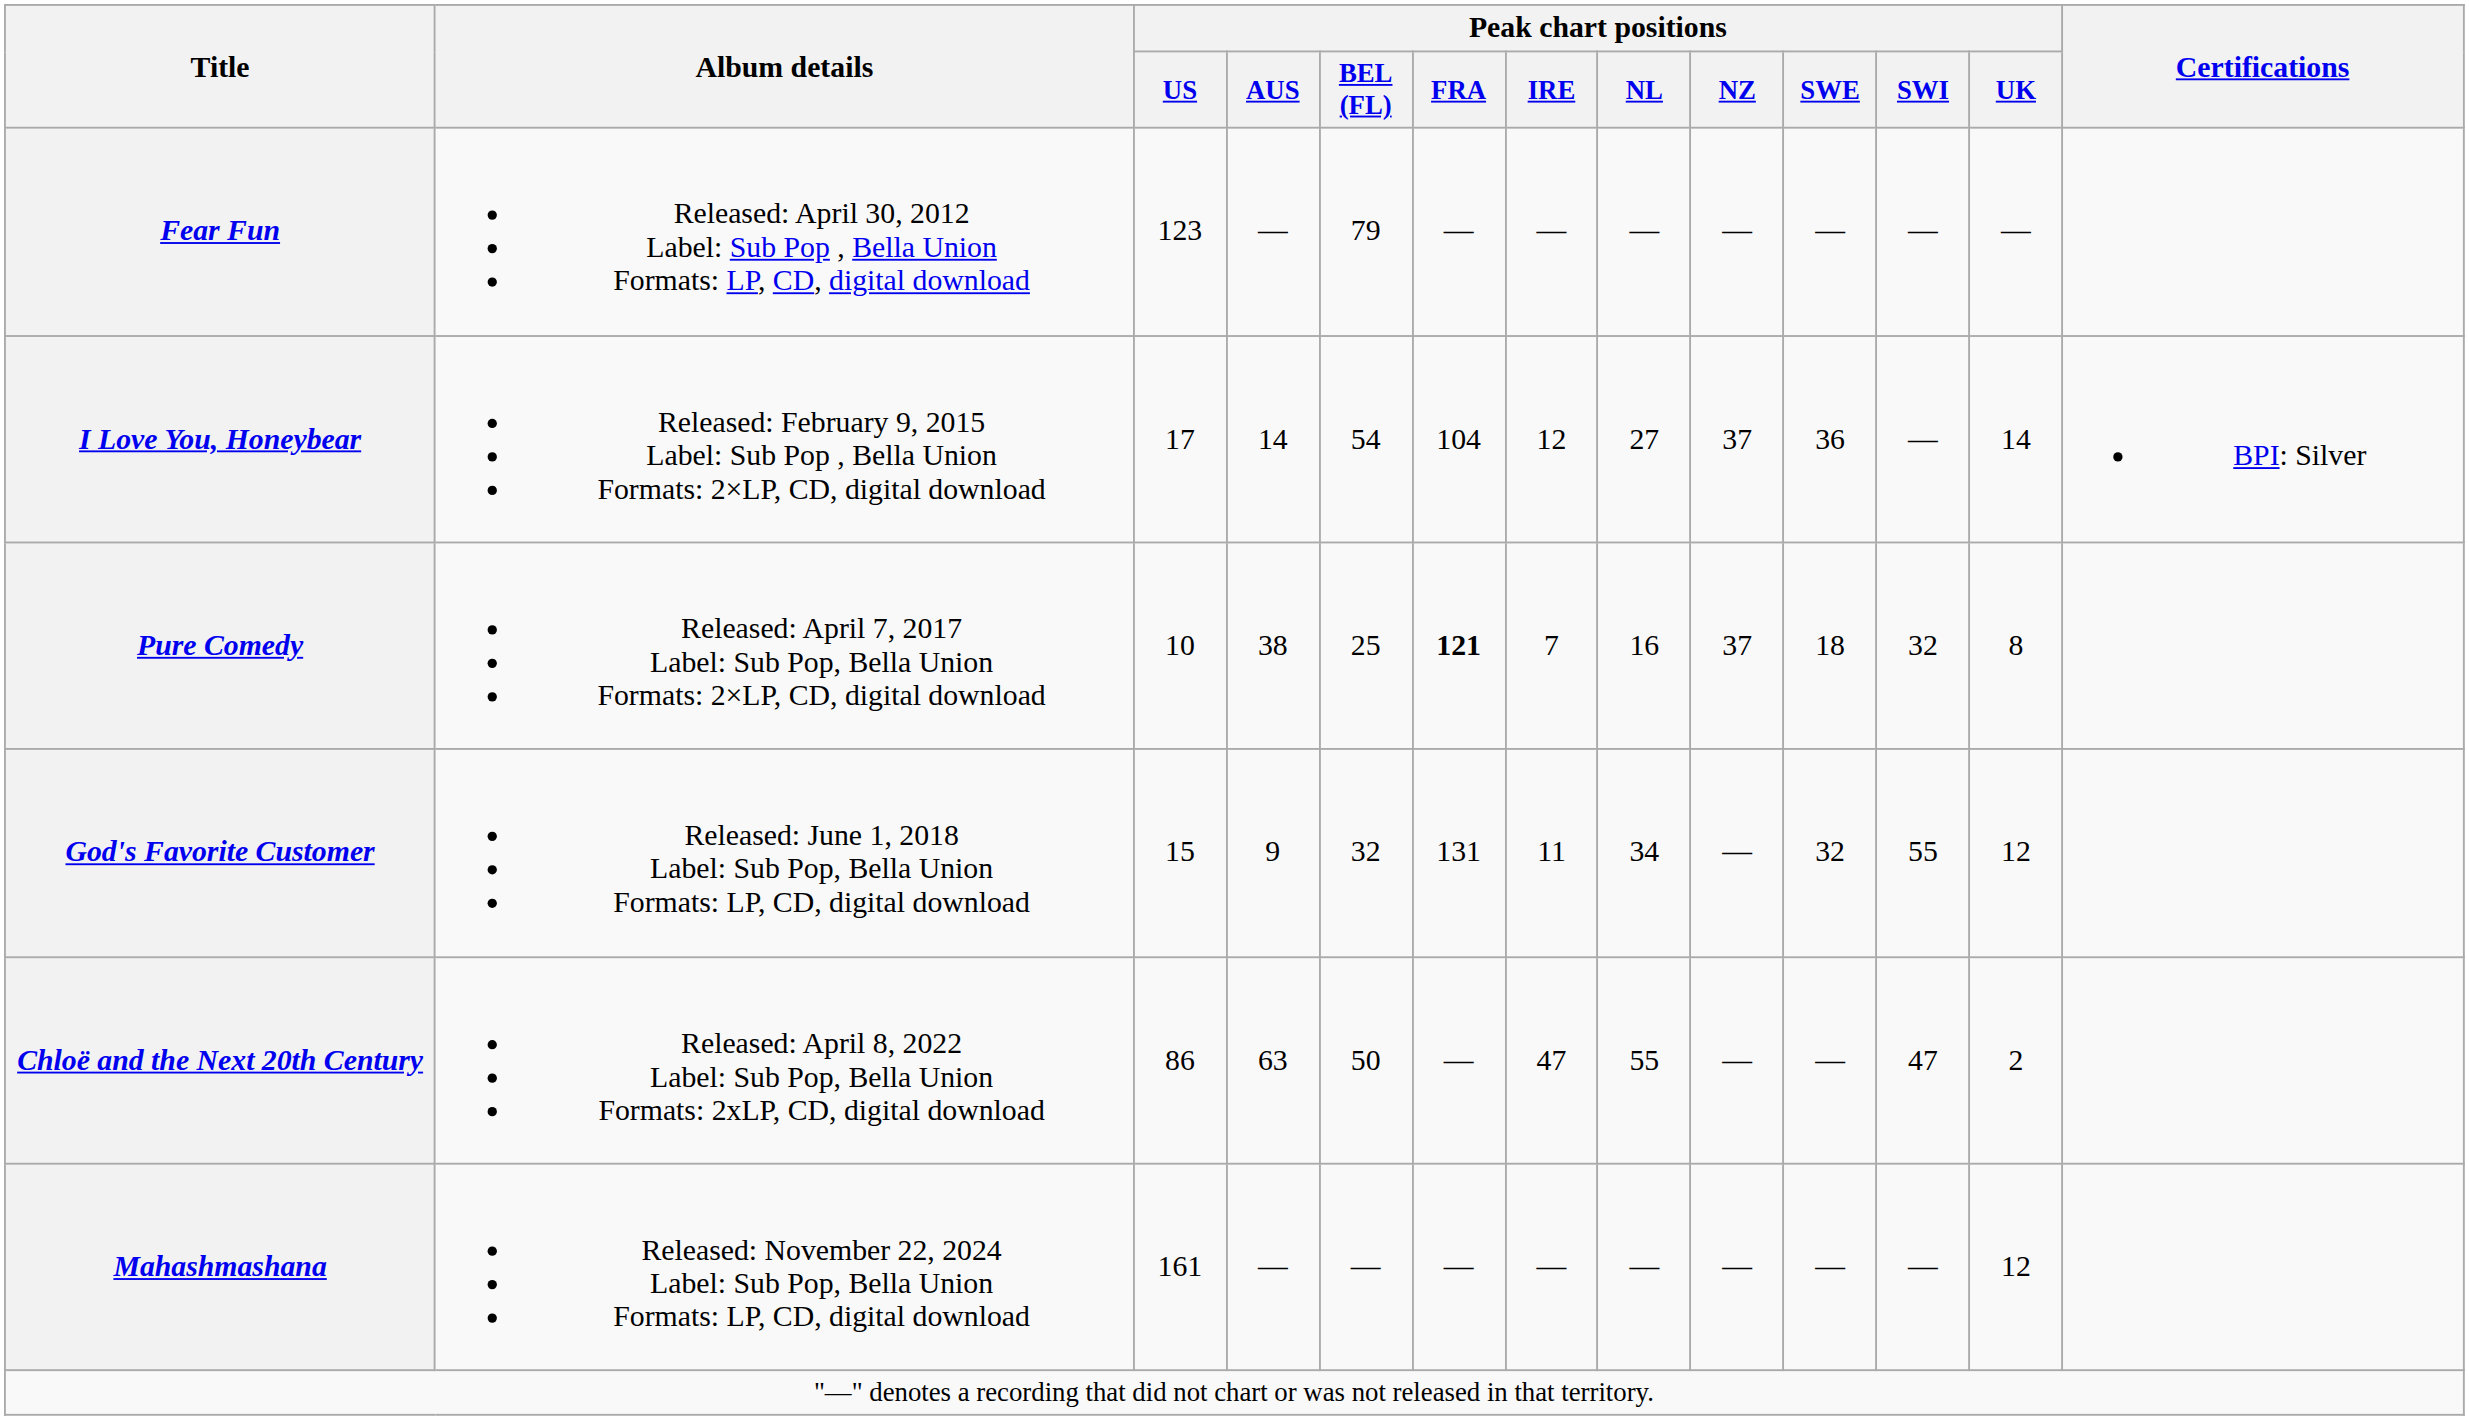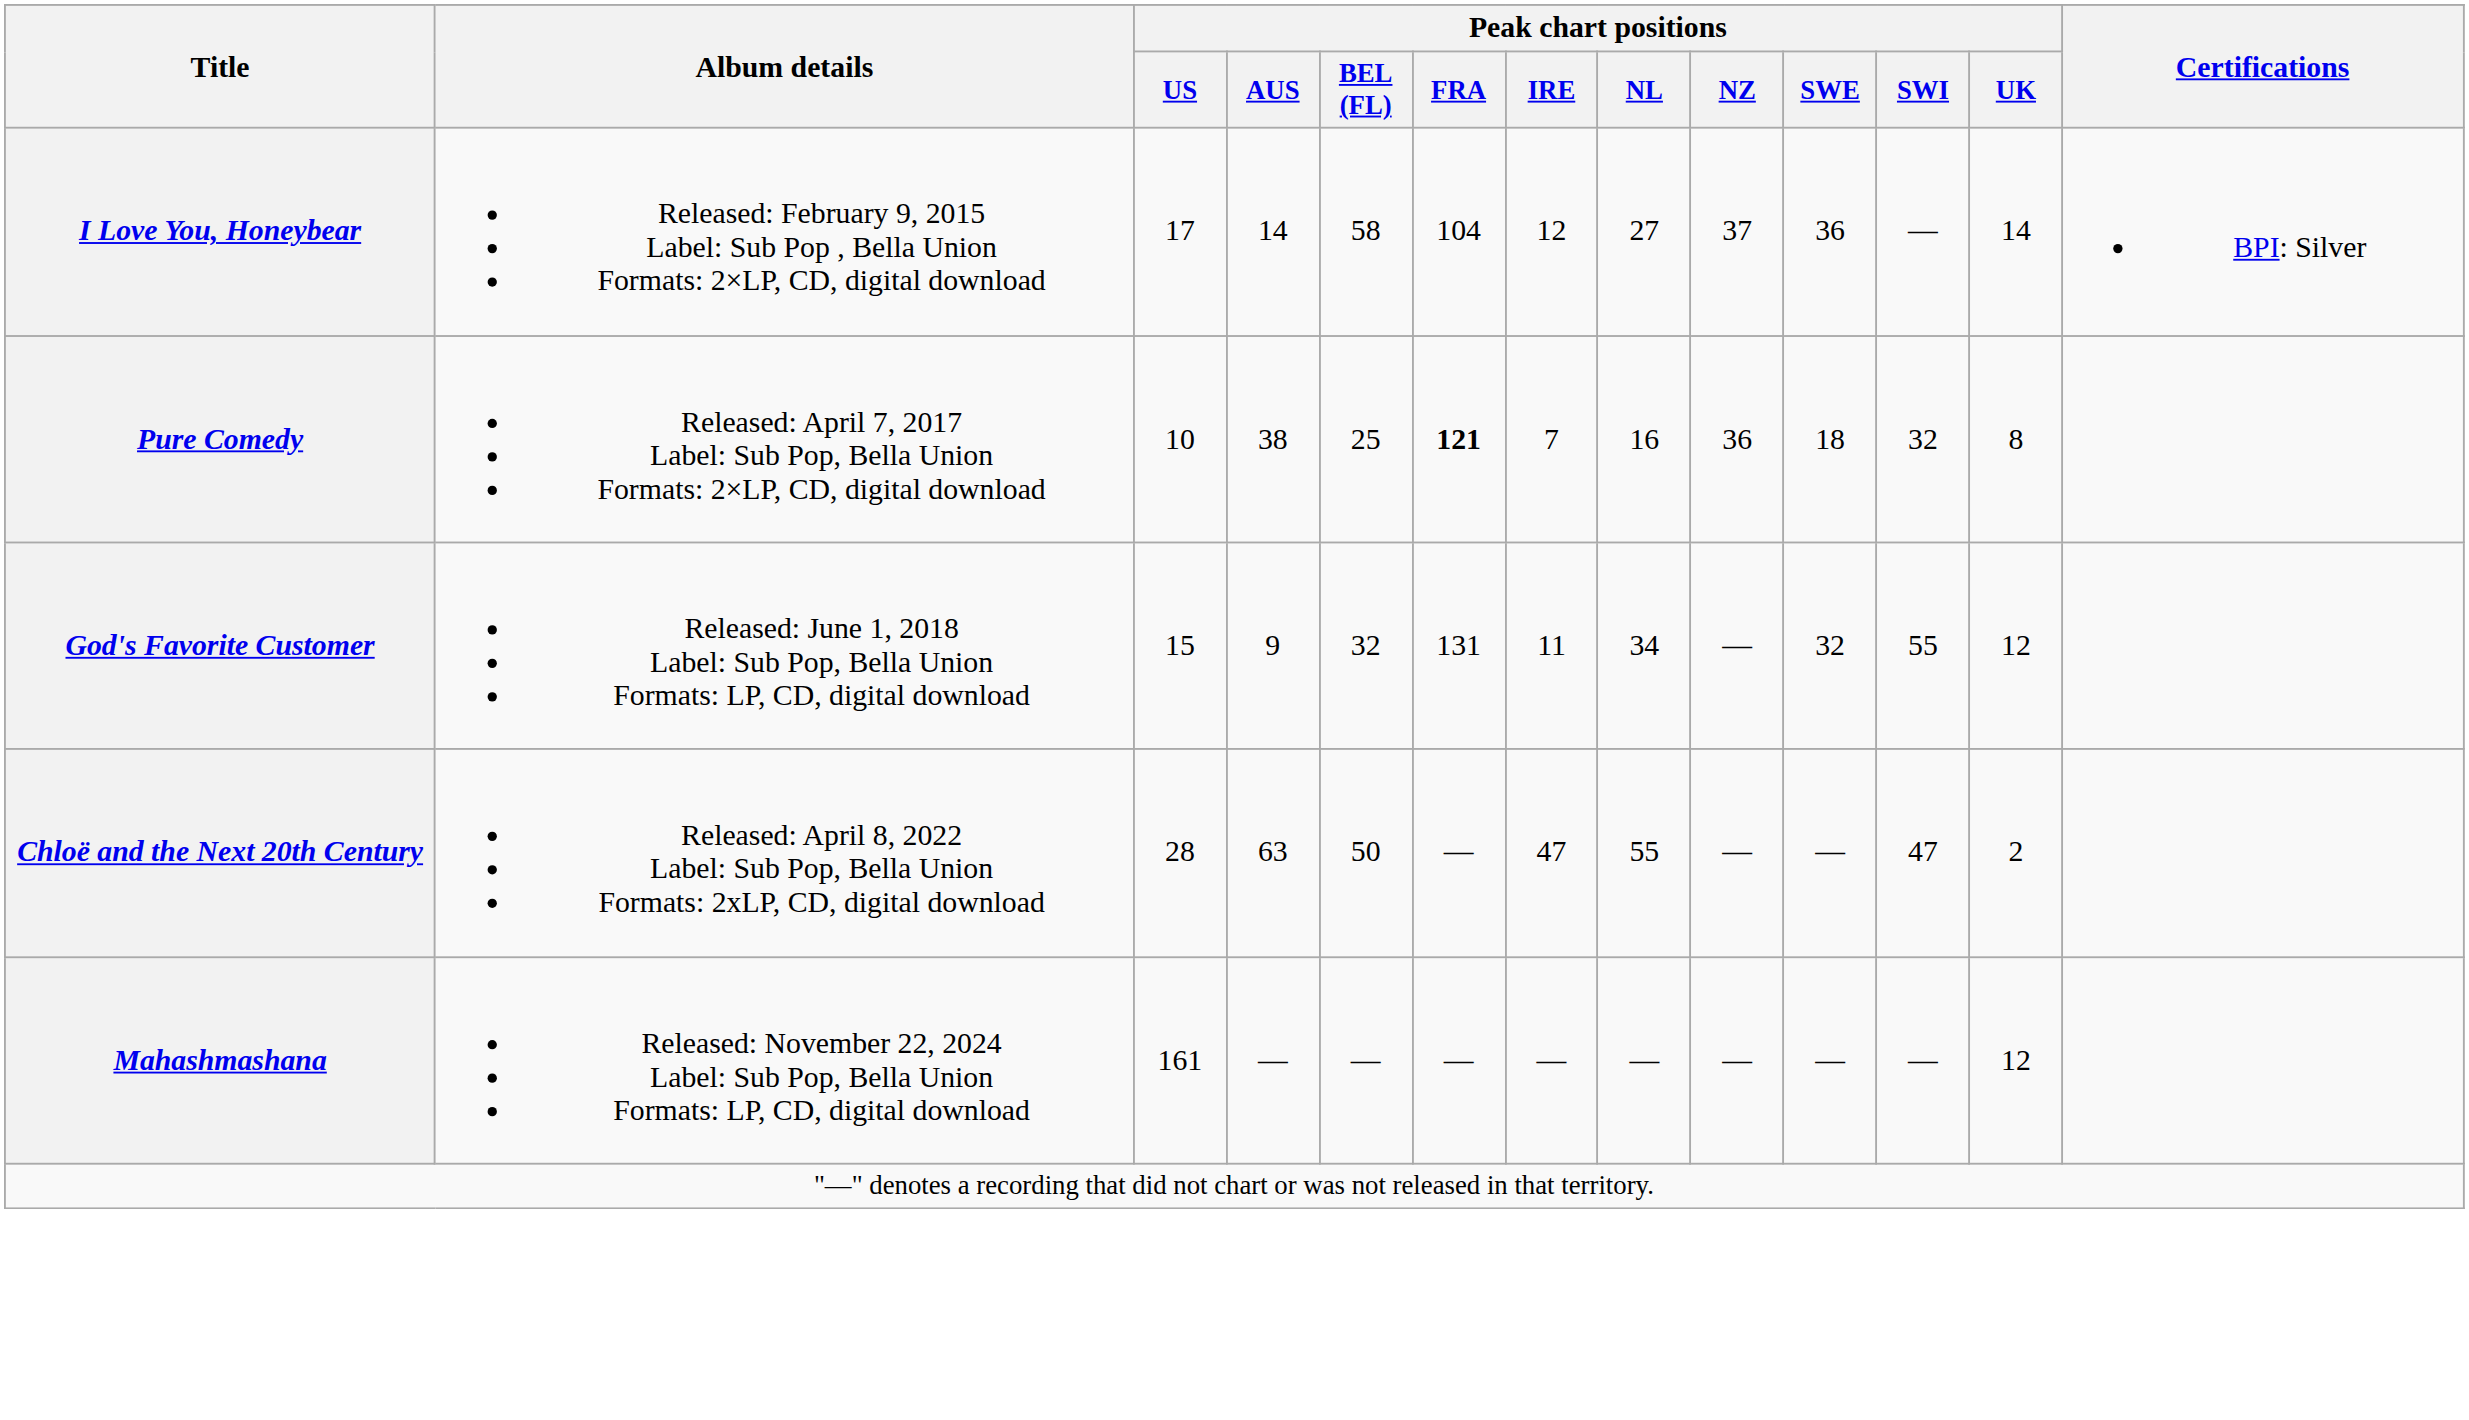- row: (220, 231)
(1366, 438) 54 -> (1366, 231) 58
(1737, 645) 37 -> (1737, 438) 36
(1180, 1059) 86 -> (1180, 852) 28
